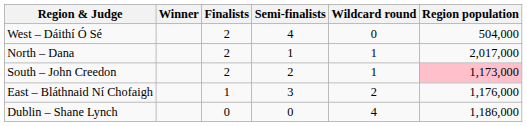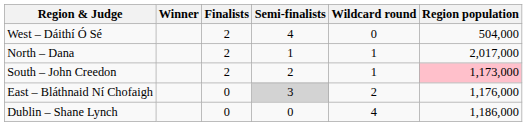(227, 92) 1 -> (227, 92) 0
(290, 92) no background -> (290, 92) lightgrey background
